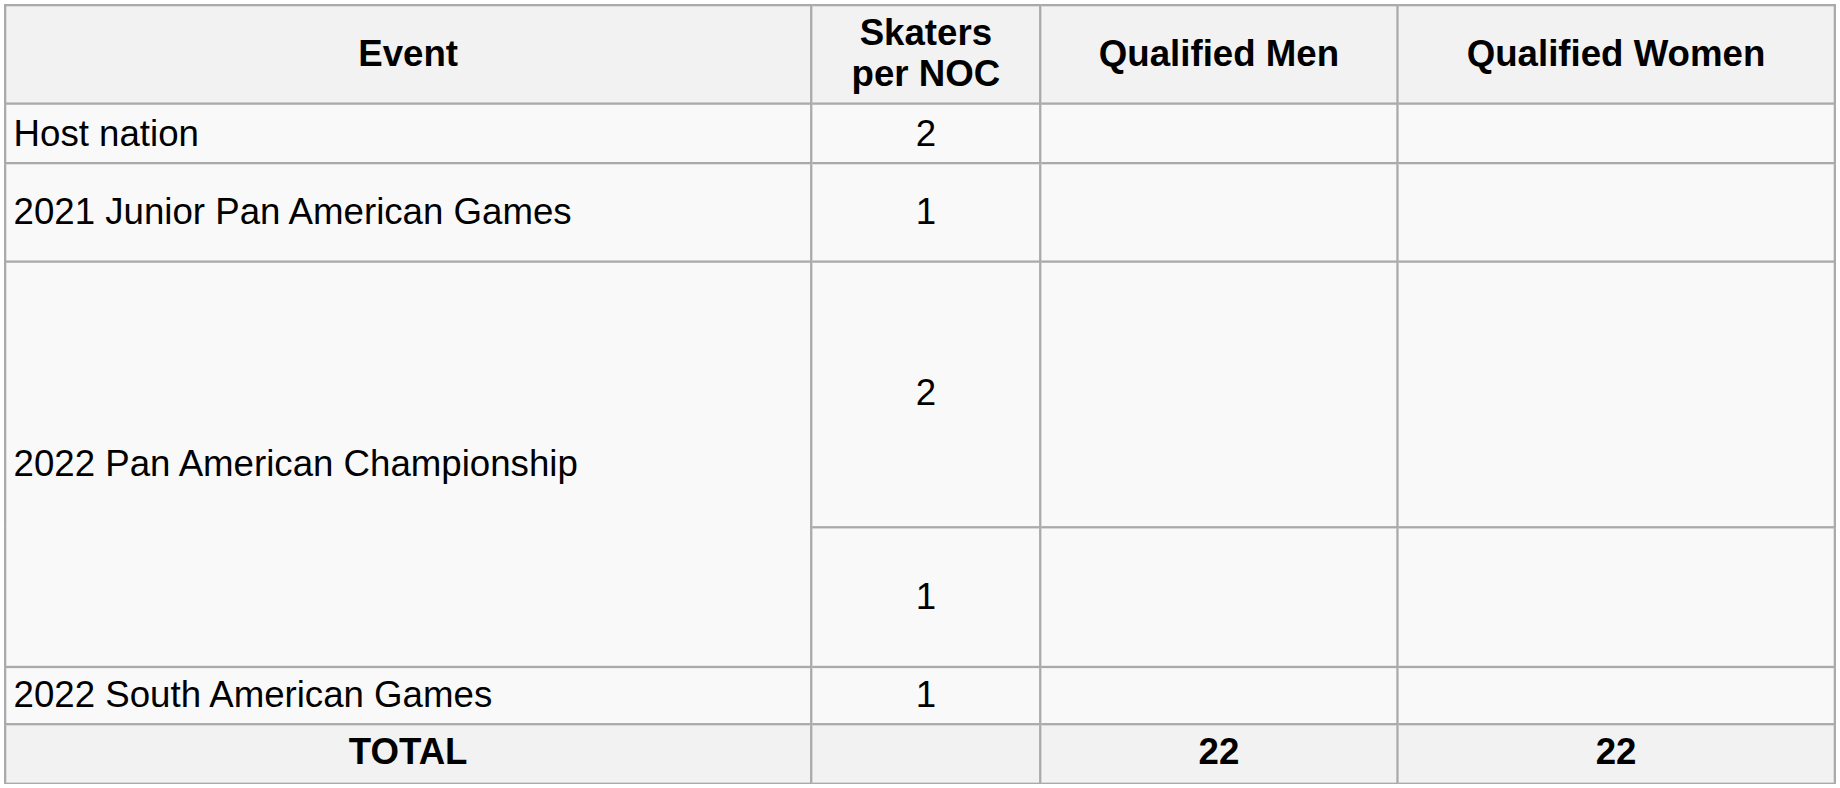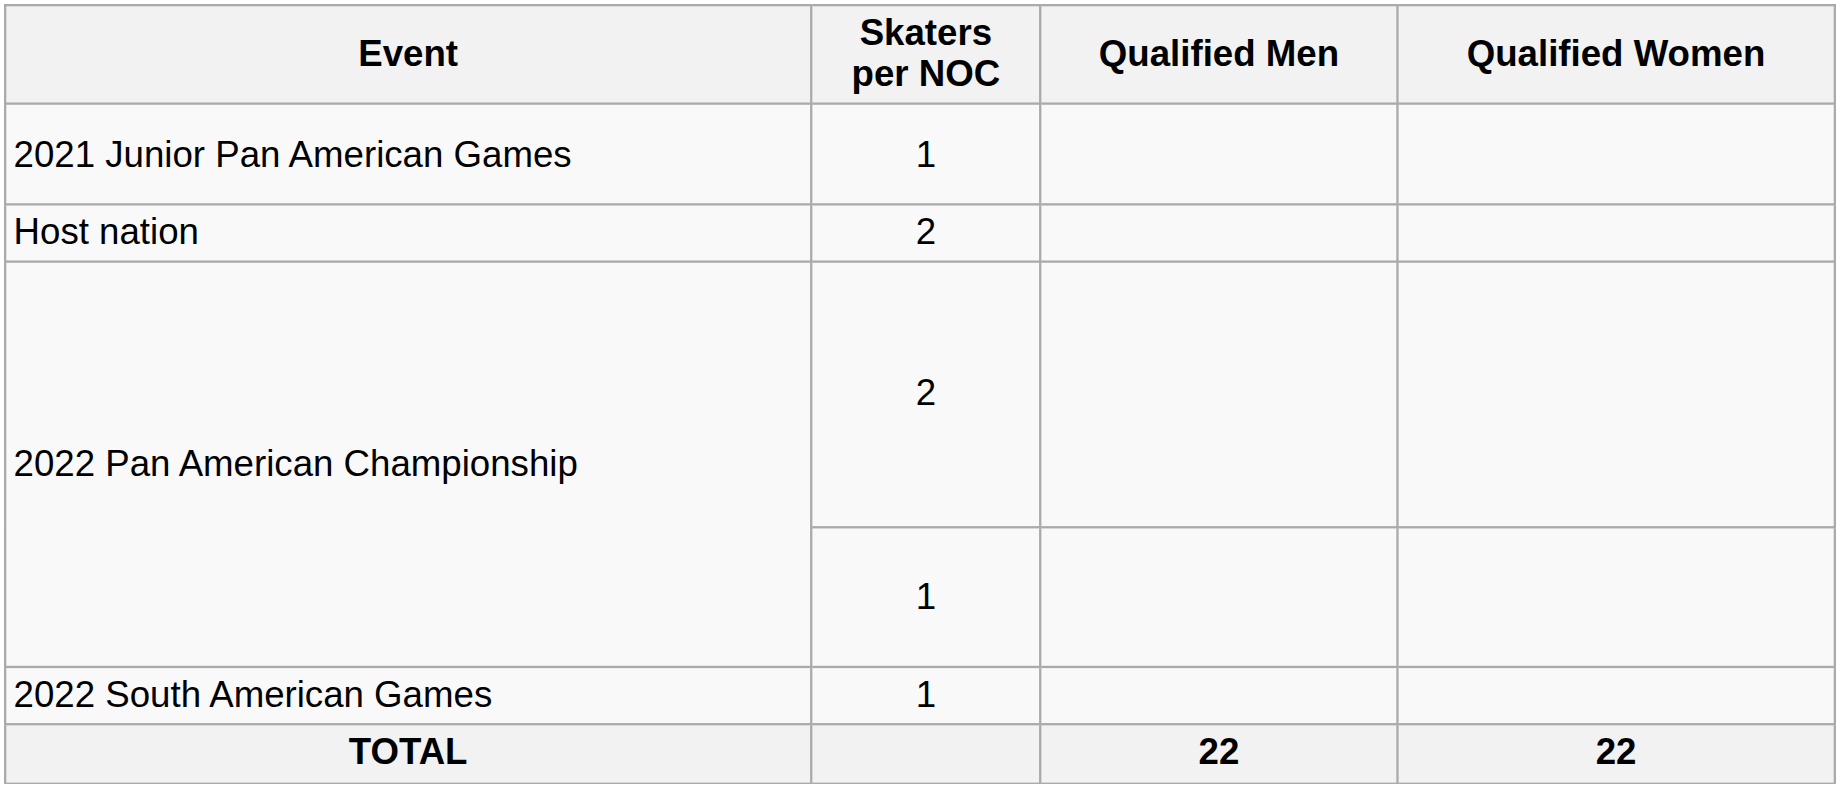rows swapped: (106, 132) <-> (293, 211)
